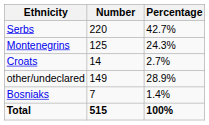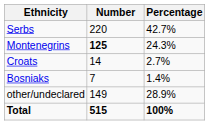(98, 45) normal -> (98, 45) bold
rows swapped: (28, 95) <-> (46, 78)
